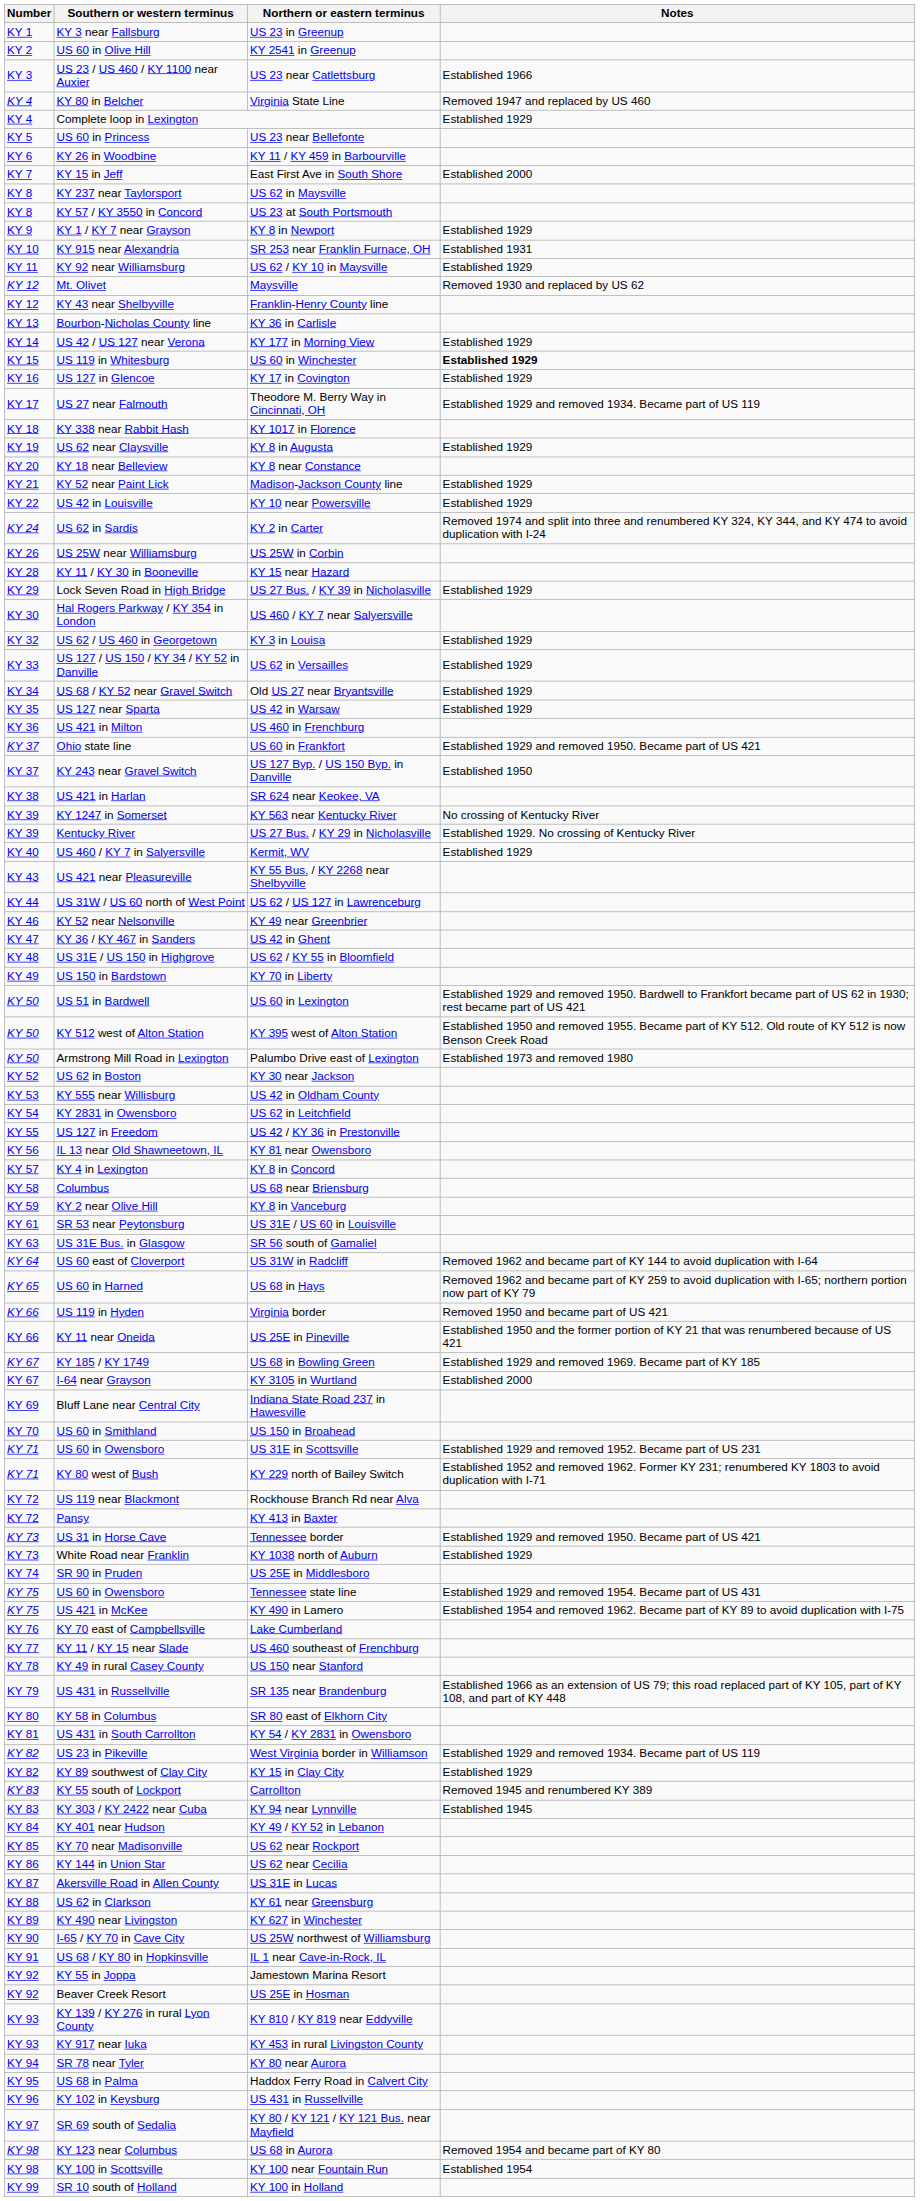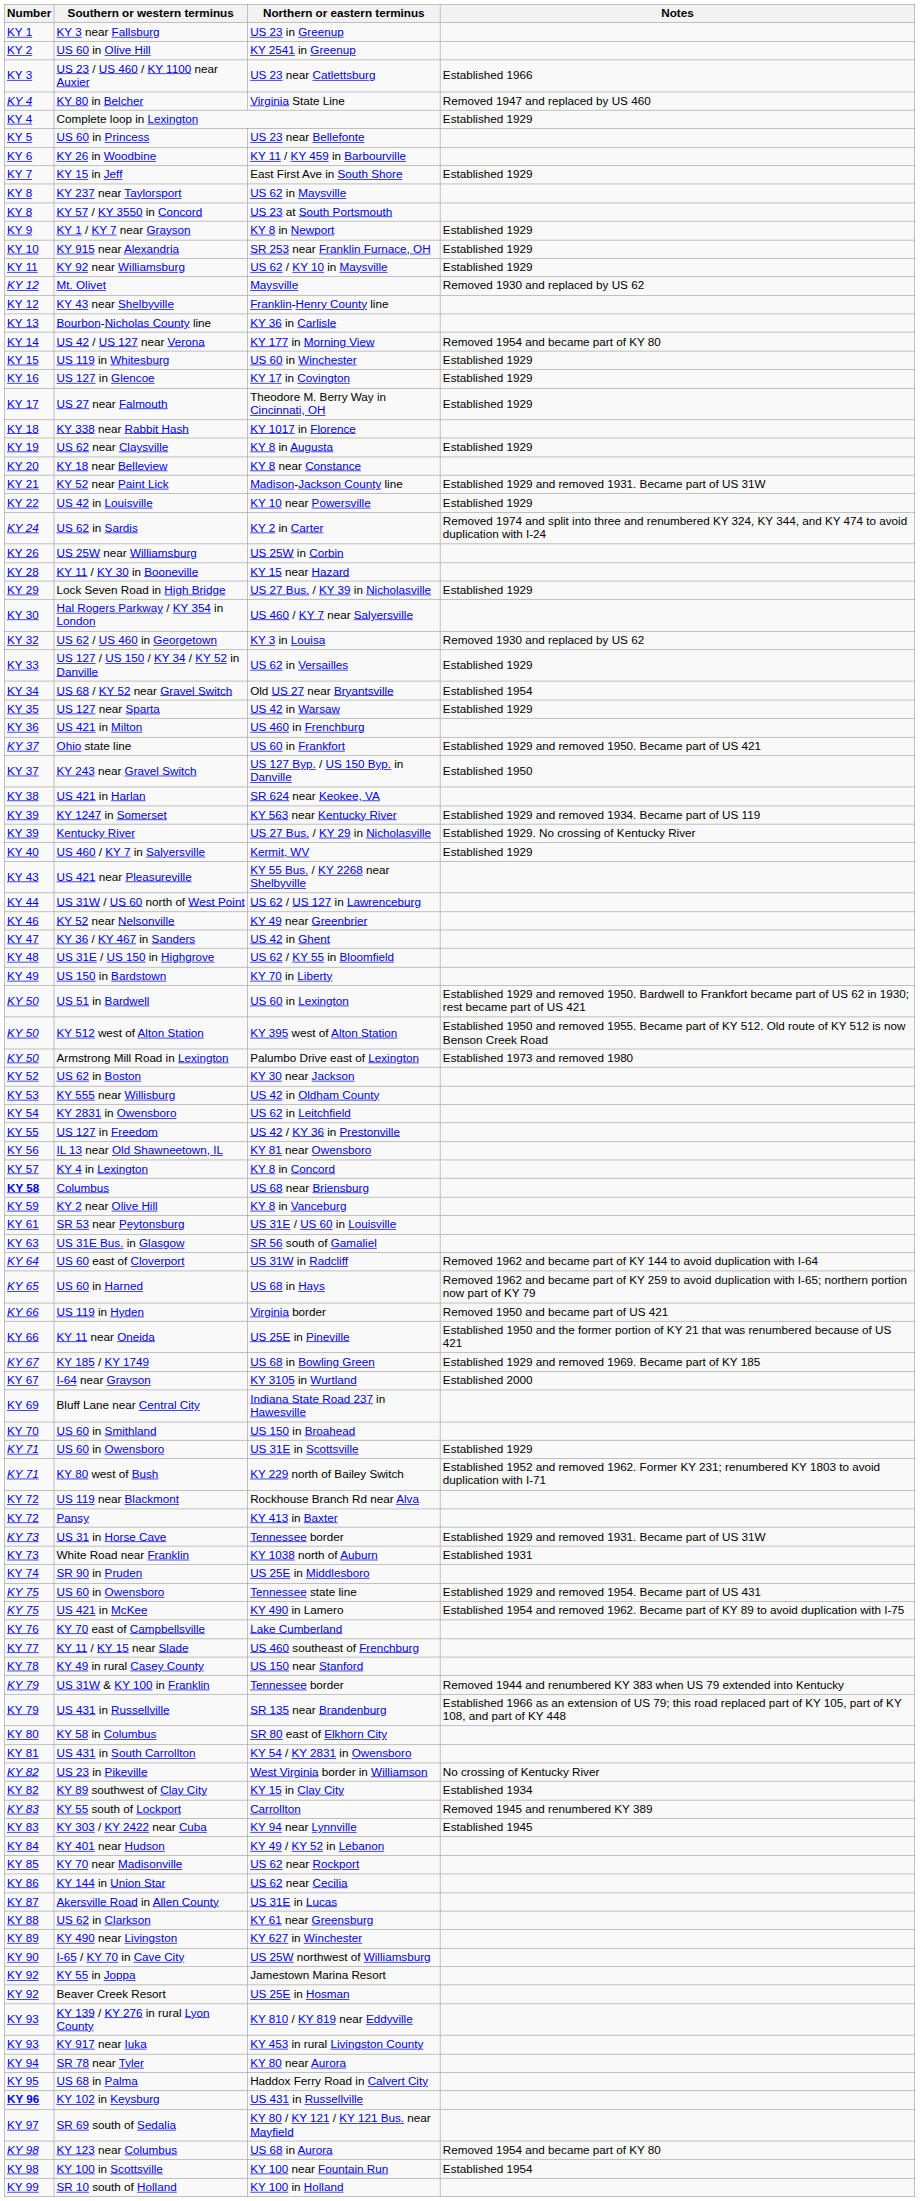(487, 175) Established 2000 -> (488, 175) Established 1929
(487, 249) Established 1931 -> (488, 249) Established 1929
(487, 341) Established 1929 -> (552, 341) Removed 1954 and became part of KY 80
(490, 360) bold -> (488, 360) normal
(601, 403) Established 1929 and removed 1934. Became part of US 119 -> (488, 403) Established 1929
(487, 484) Established 1929 -> (604, 484) Established 1929 and removed 1931. Became part of US 31W
(487, 640) Established 1929 -> (543, 640) Removed 1930 and replaced by US 62
(487, 690) Established 1929 -> (488, 690) Established 1954
(521, 815) No crossing of Kentucky River -> (602, 815) Established 1929 and removed 1934. Became part of US 119
(23, 1187) normal -> (23, 1187) bold
(602, 1449) Established 1929 and removed 1952. Became part of US 231 -> (488, 1449) Established 1929
(602, 1536) Established 1929 and removed 1950. Became part of US 421 -> (604, 1536) Established 1929 and removed 1931. Became part of US 31W
(487, 1555) Established 1929 -> (488, 1555) Established 1931
+ row: (133, 1685)
(601, 1753) Established 1929 and removed 1934. Became part of US 119 -> (521, 1772) No crossing of Kentucky River
(487, 1772) Established 1929 -> (488, 1790) Established 1934
- row: (132, 1957)
(23, 2100) normal -> (23, 2100) bold
